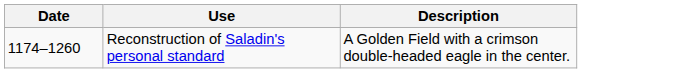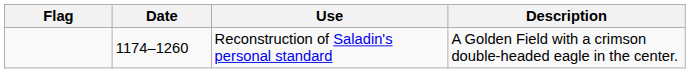+ column: (58, 16)
